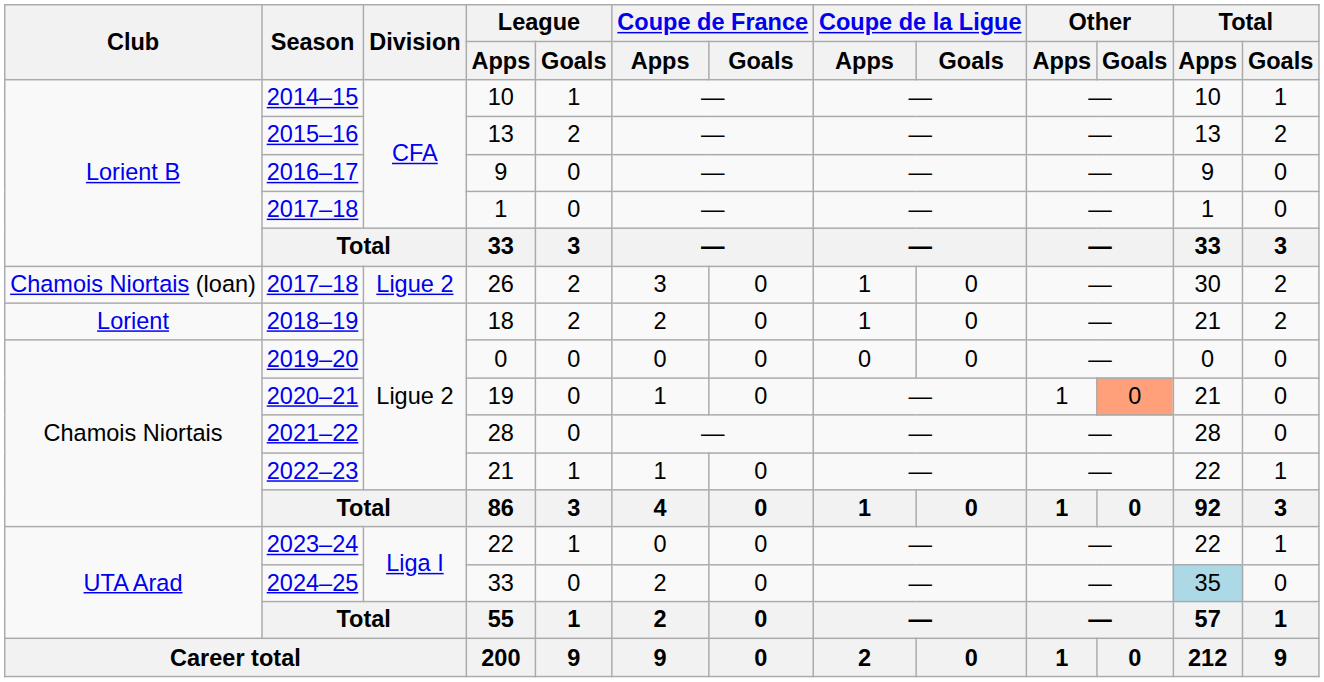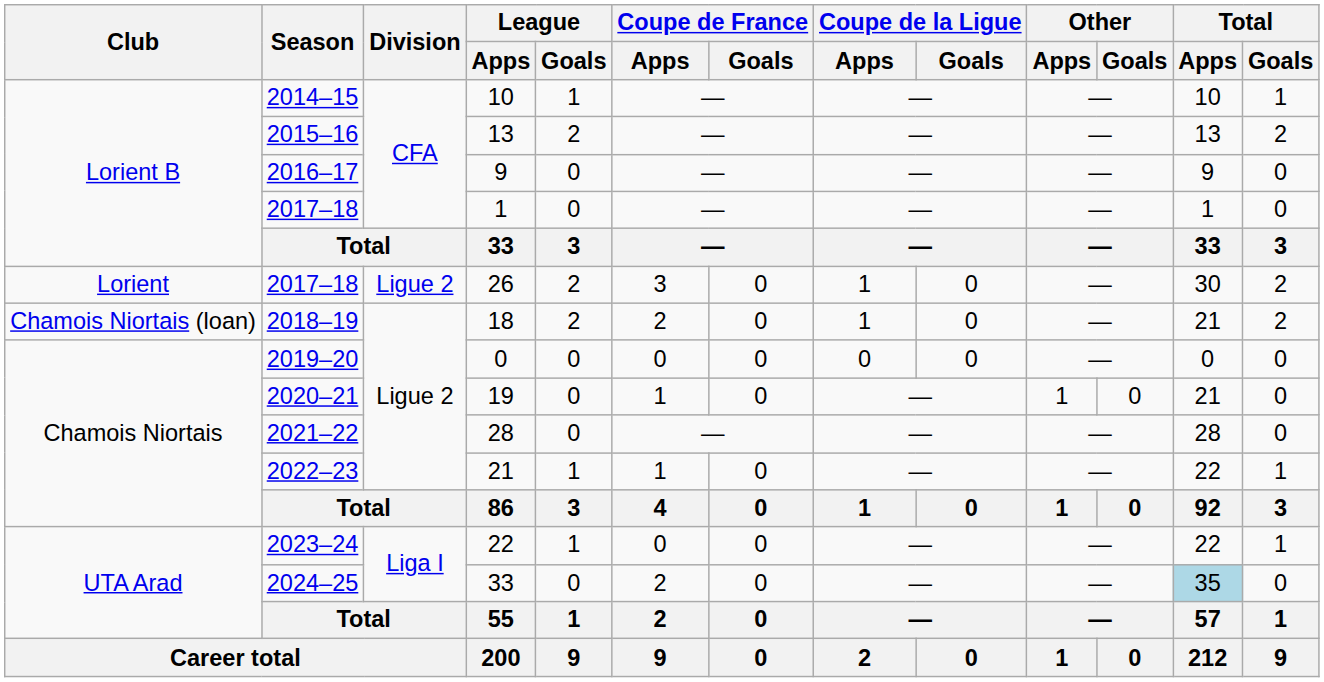(133, 284) Chamois Niortais (loan) -> (133, 284) Lorient
(133, 321) Lorient -> (133, 321) Chamois Niortais (loan)
(1135, 396) lightsalmon background -> (1135, 396) no background
